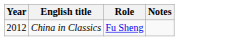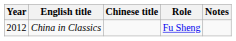+ column: (132, 12)
